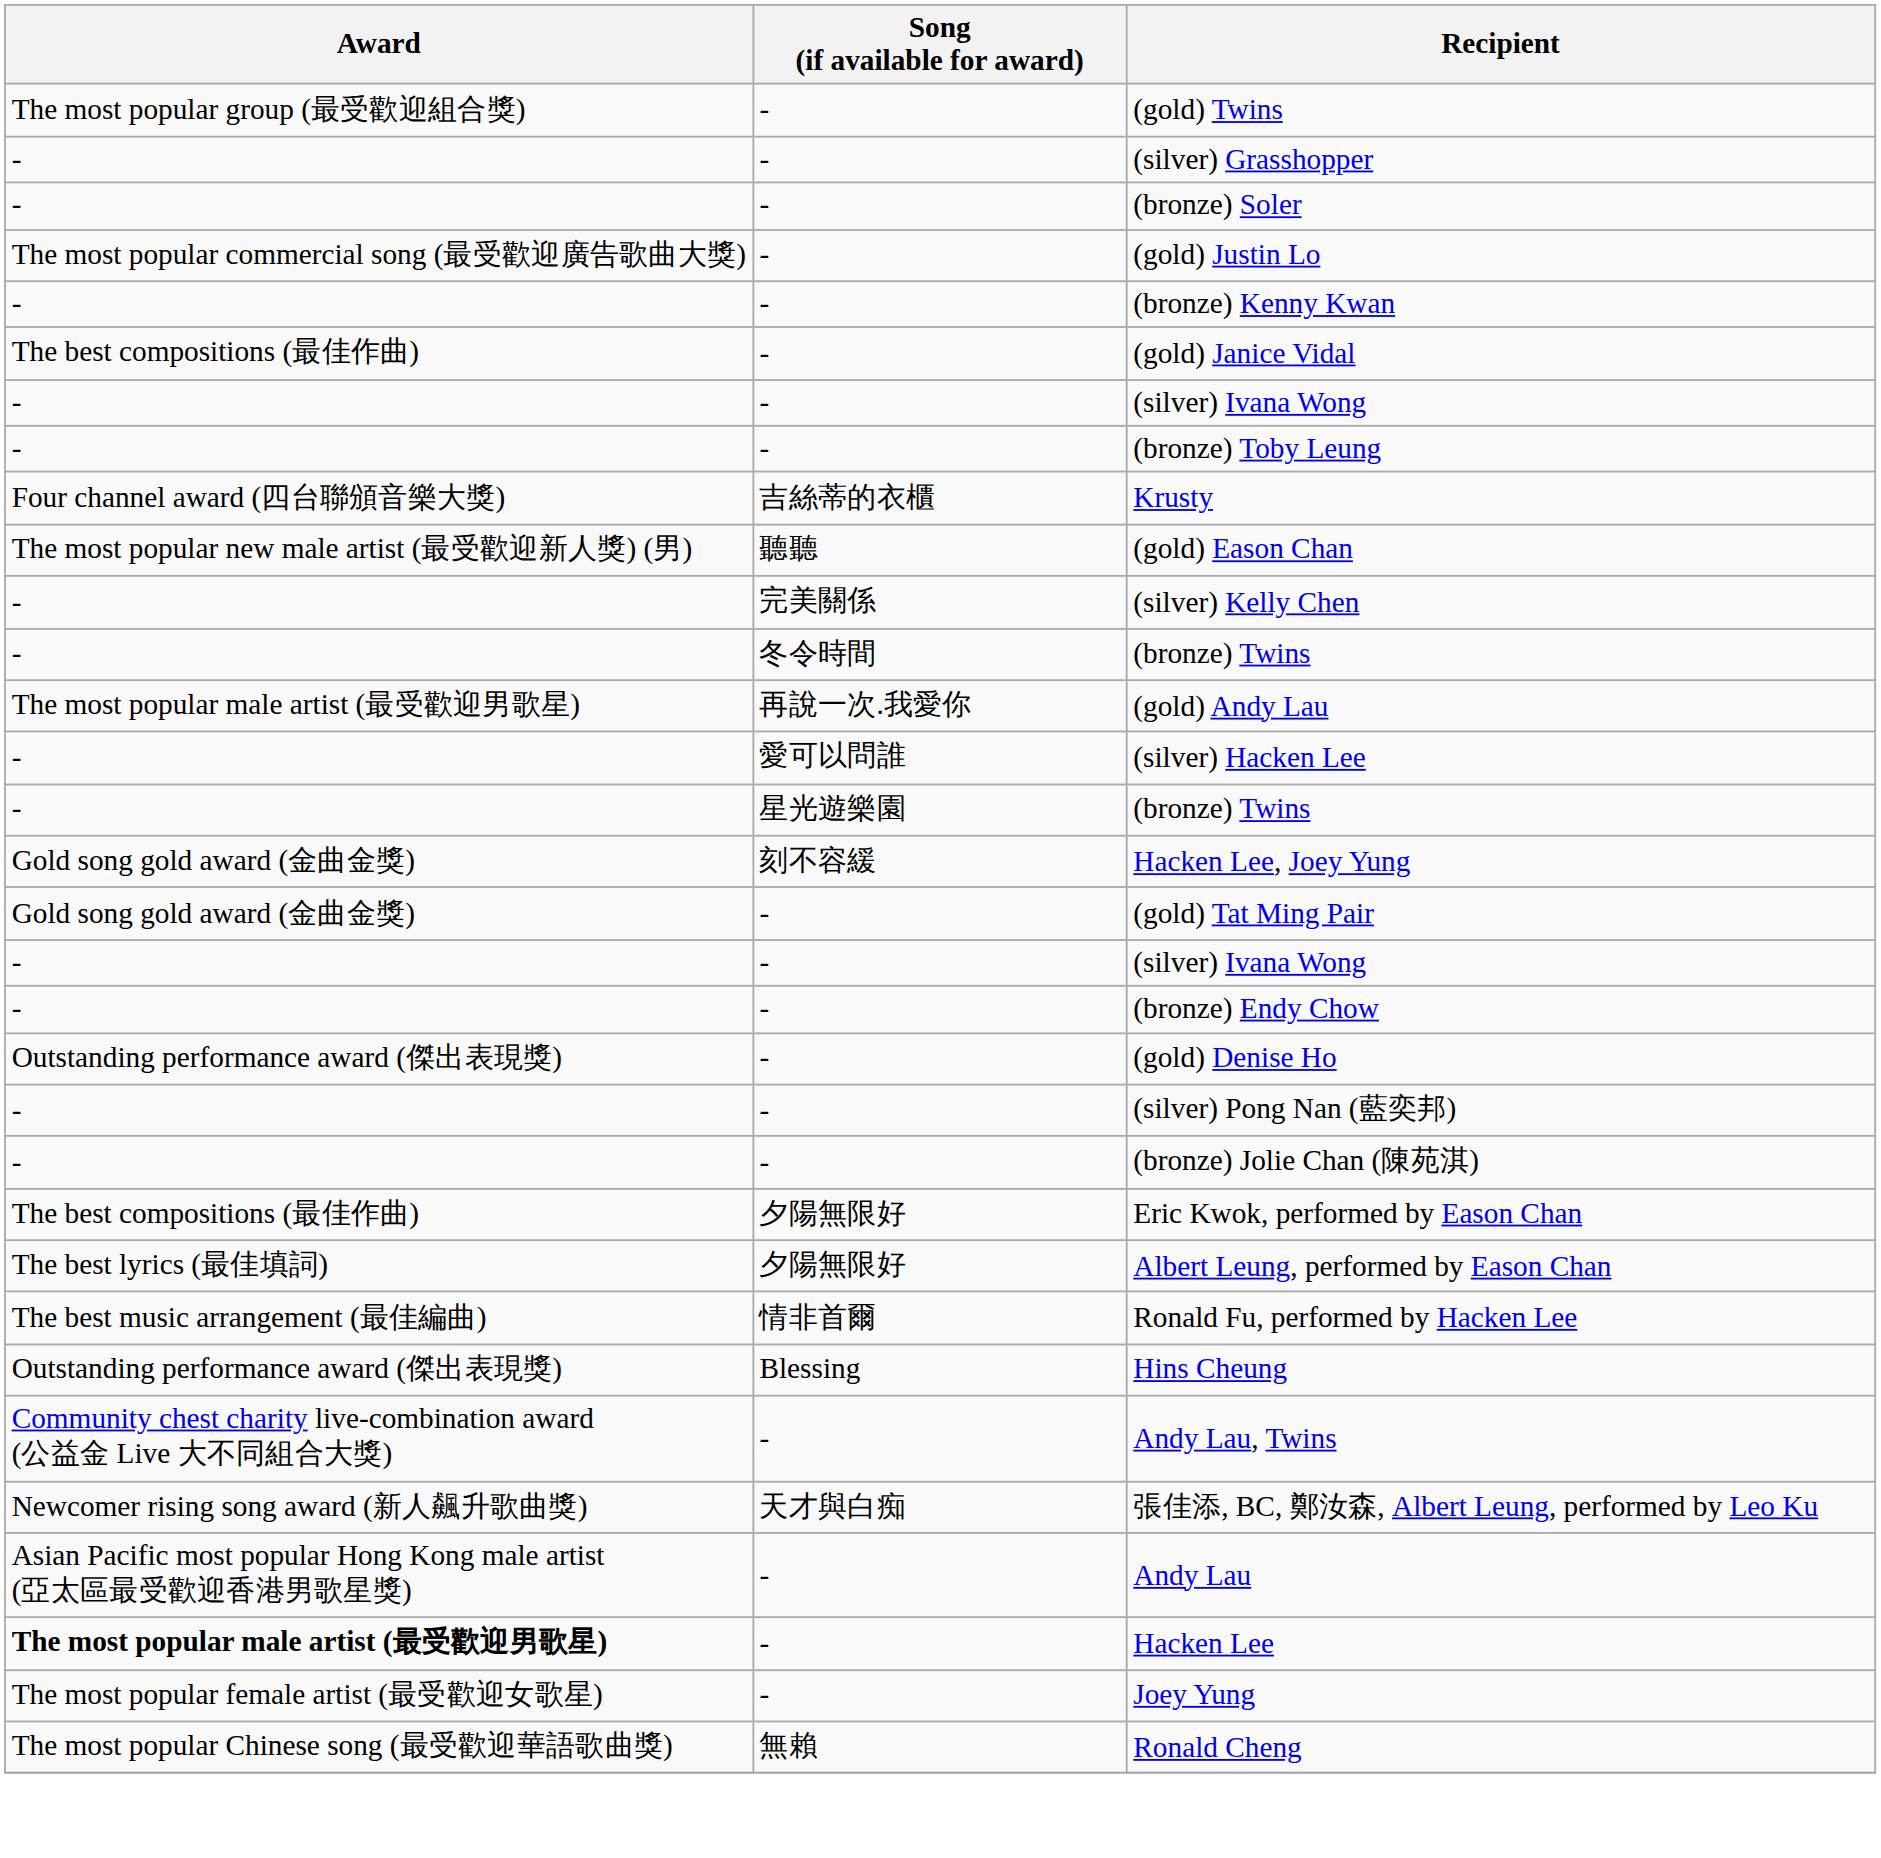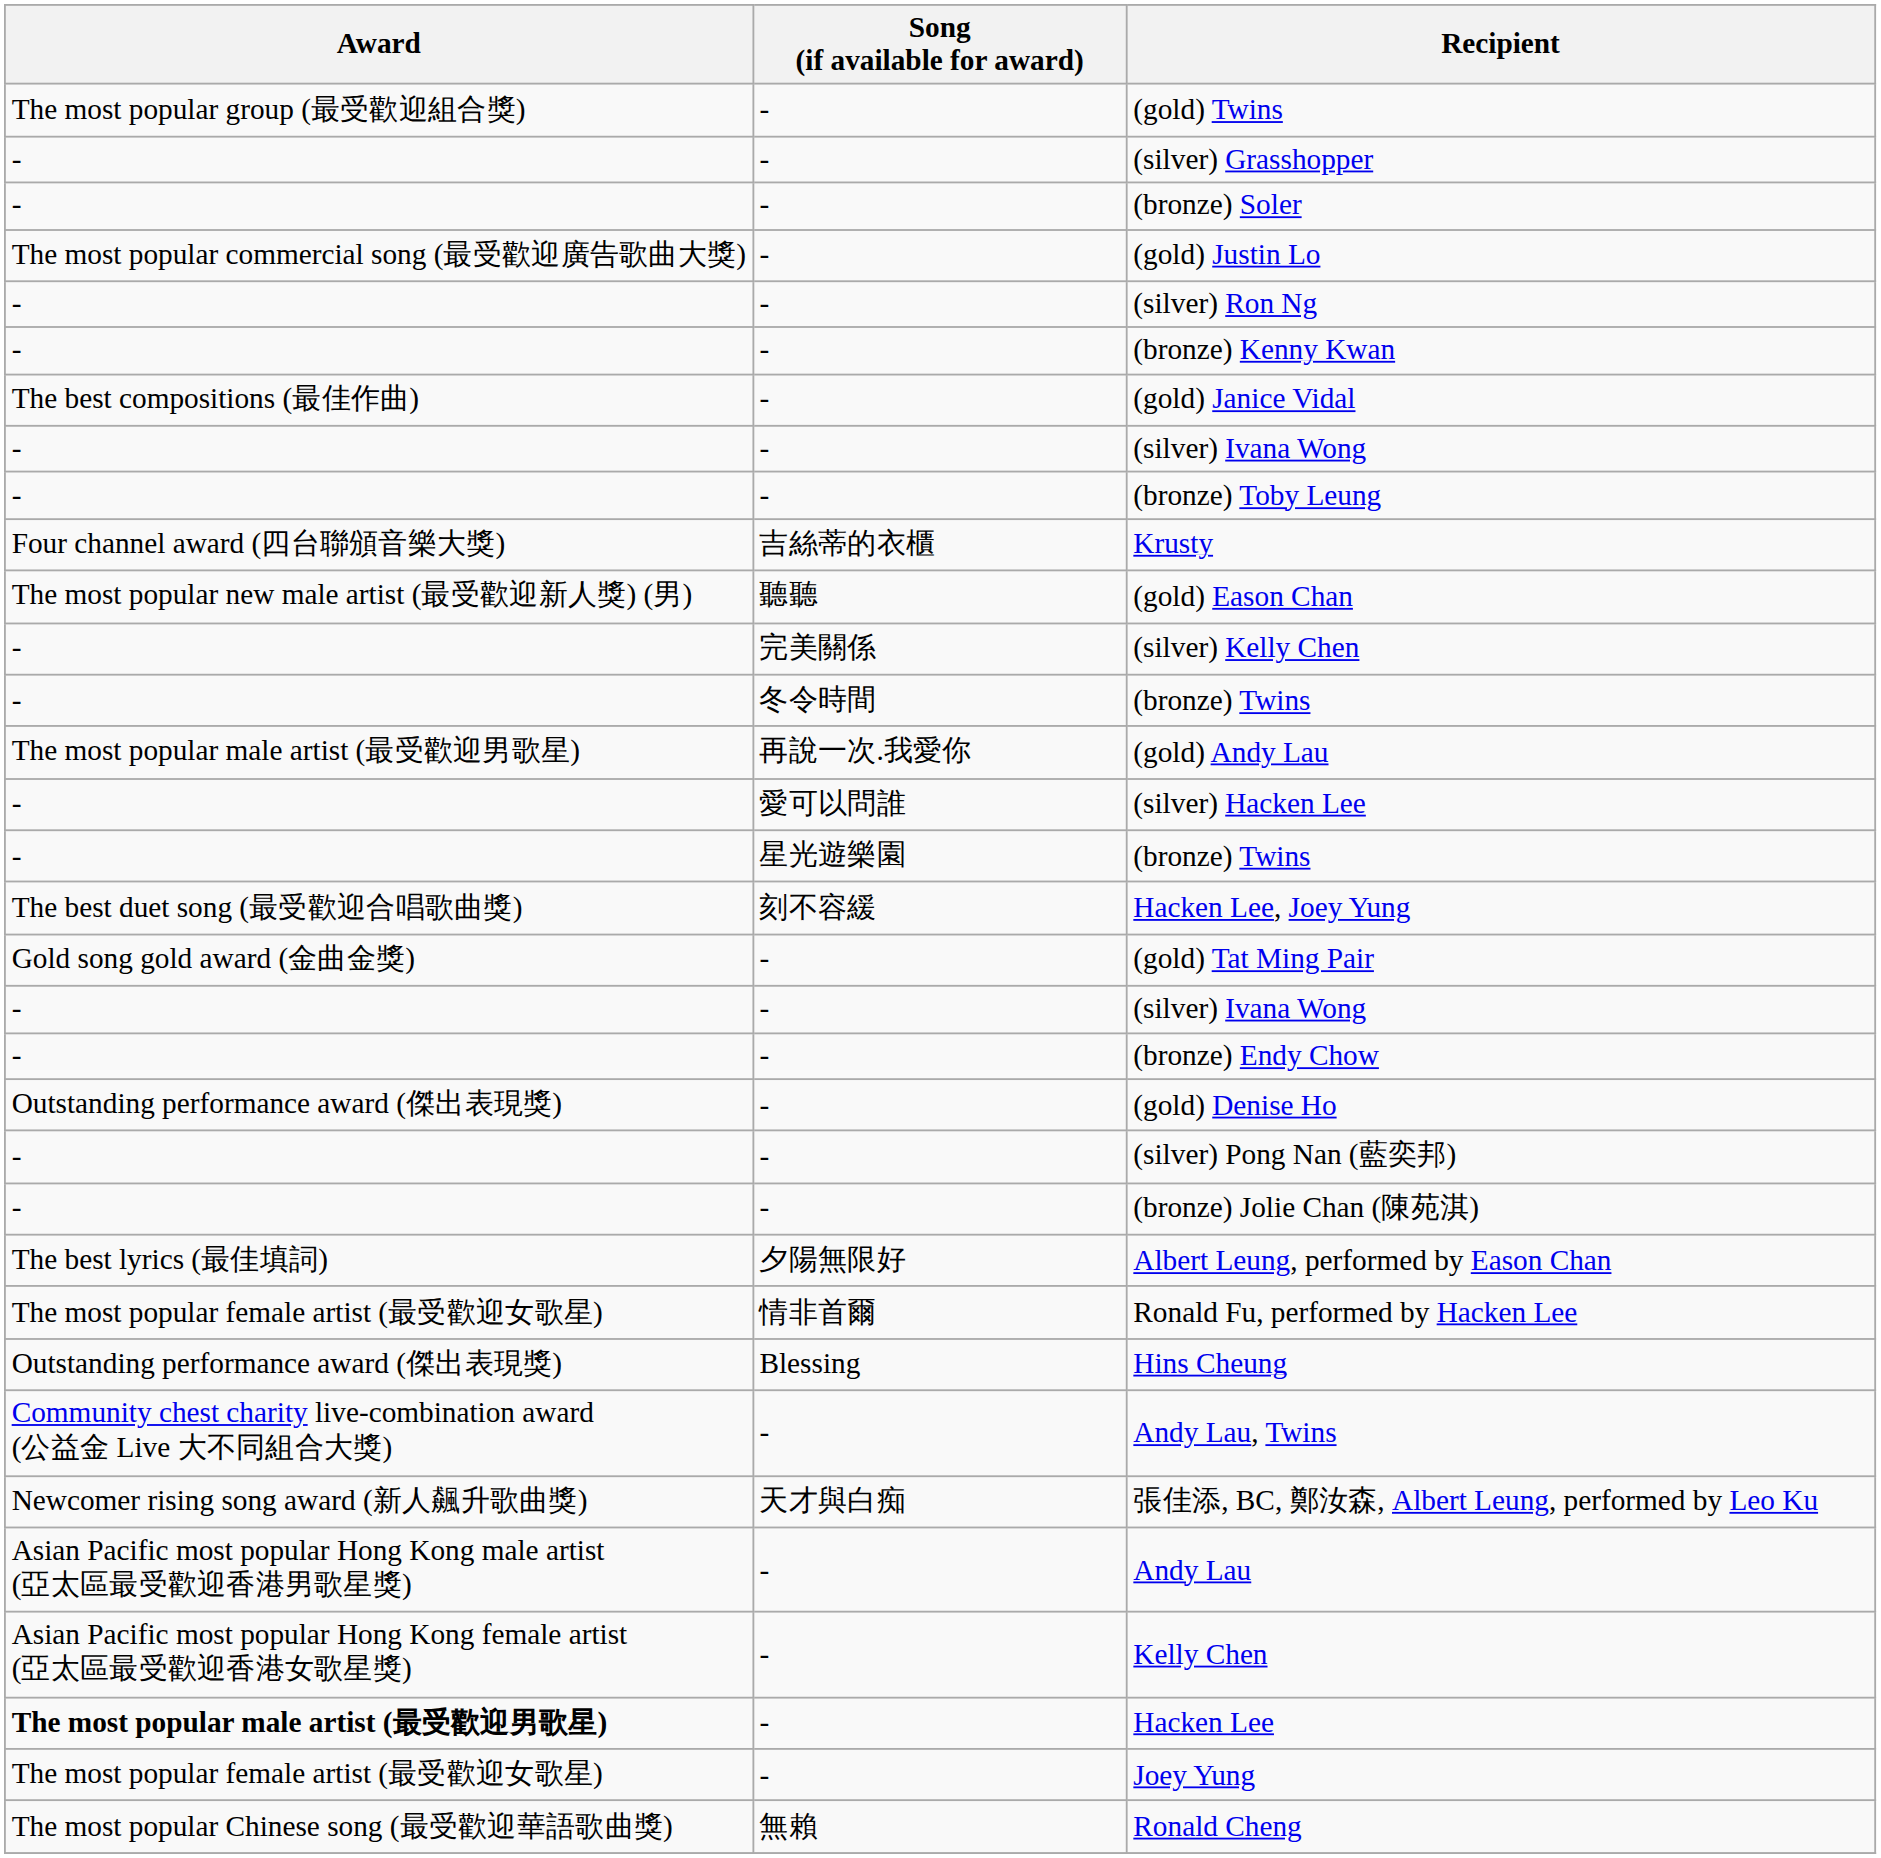+ row: (764, 303)
(213, 860) Gold song gold award (金曲金獎) -> (267, 906) The best duet song (最受歡迎合唱歌曲獎)
- row: (833, 1212)
(249, 1316) The best music arrangement (最佳編曲) -> (307, 1311) The most popular female artist (最受歡迎女歌星)
+ row: (764, 1654)
